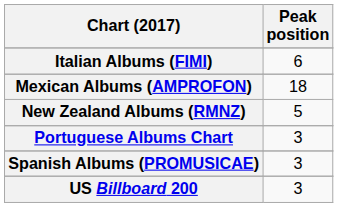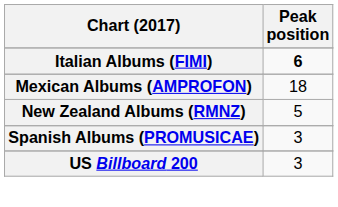(298, 61) normal -> (298, 61) bold
- row: (134, 138)
